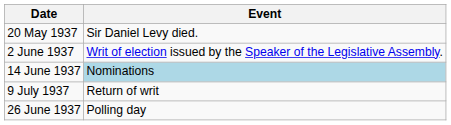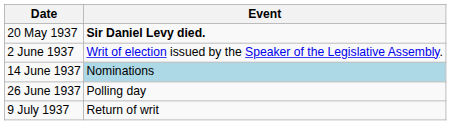(142, 33) normal -> (146, 33) bold
rows swapped: (44, 110) <-> (38, 91)
